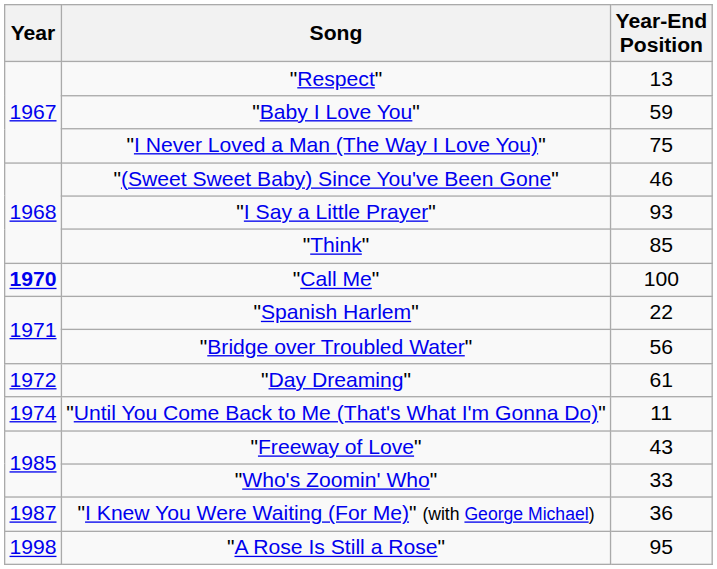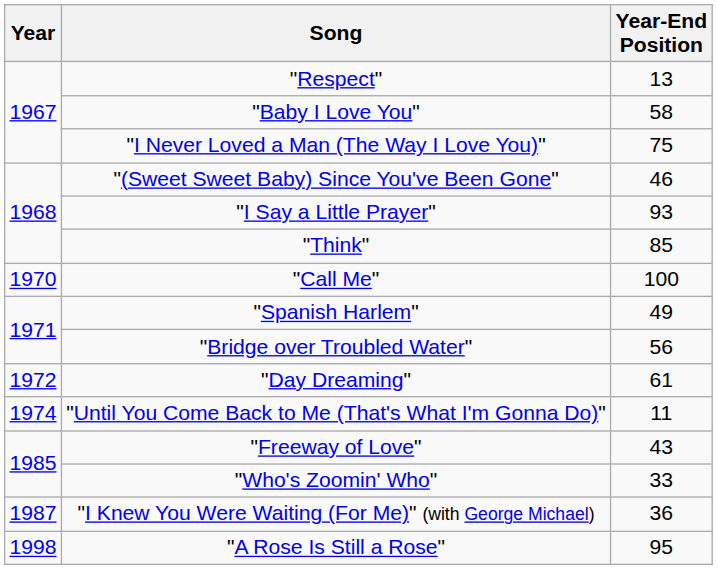(661, 111) 59 -> (661, 111) 58
(33, 279) bold -> (33, 279) normal
(661, 312) 22 -> (661, 312) 49
